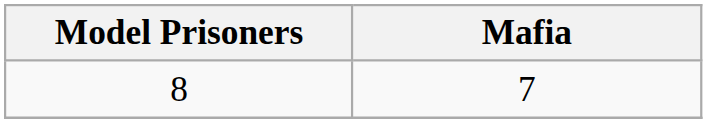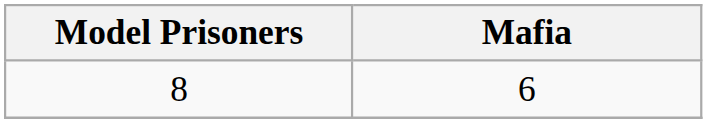(527, 88) 7 -> (527, 88) 6
